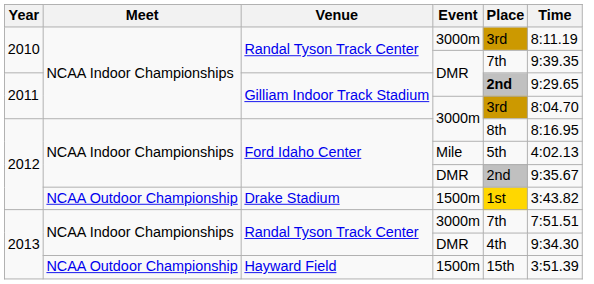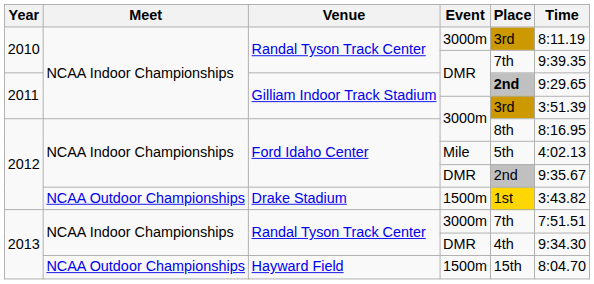(555, 107) 8:04.70 -> (562, 107) 3:51.39
(142, 198) NCAA Outdoor Championship -> (146, 198) NCAA Outdoor Championships
(142, 267) NCAA Outdoor Championship -> (146, 267) NCAA Outdoor Championships
(555, 267) 3:51.39 -> (562, 267) 8:04.70
